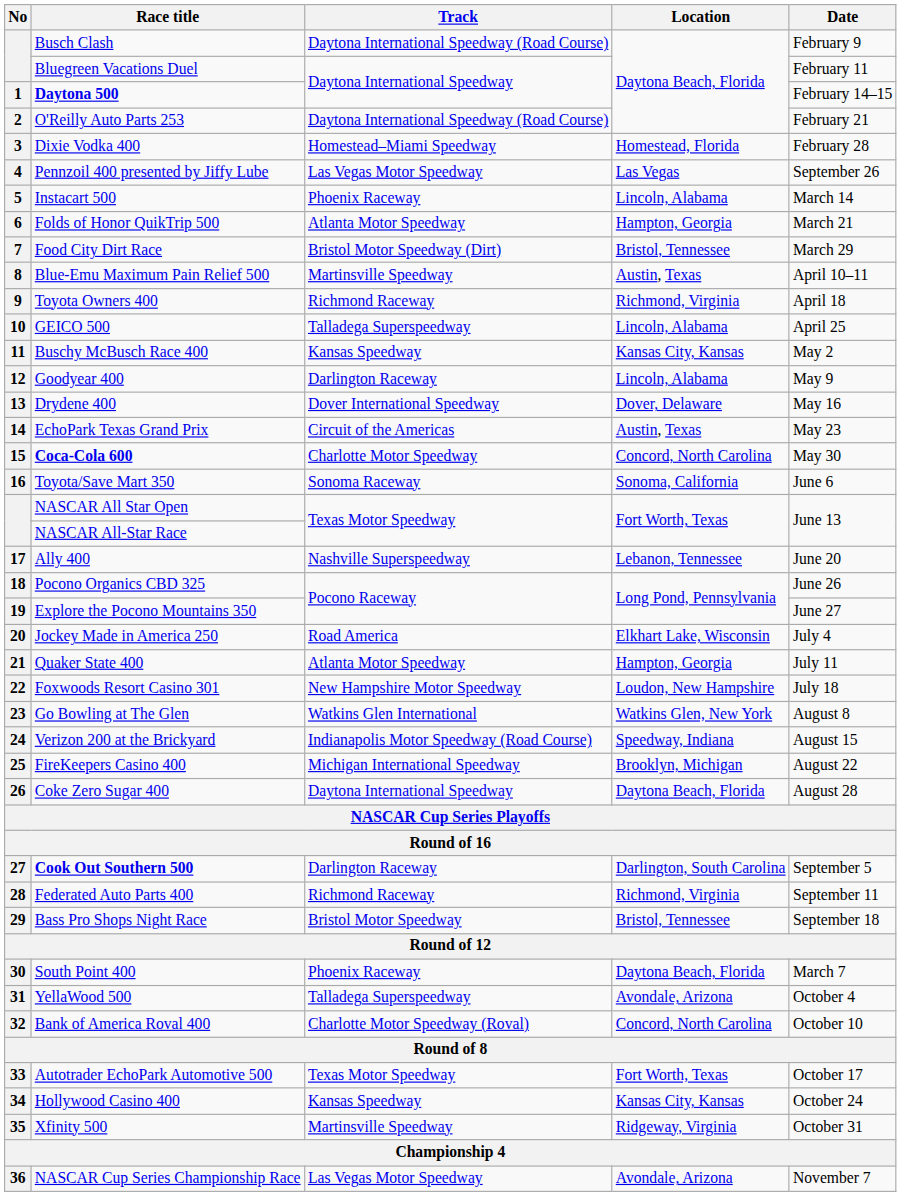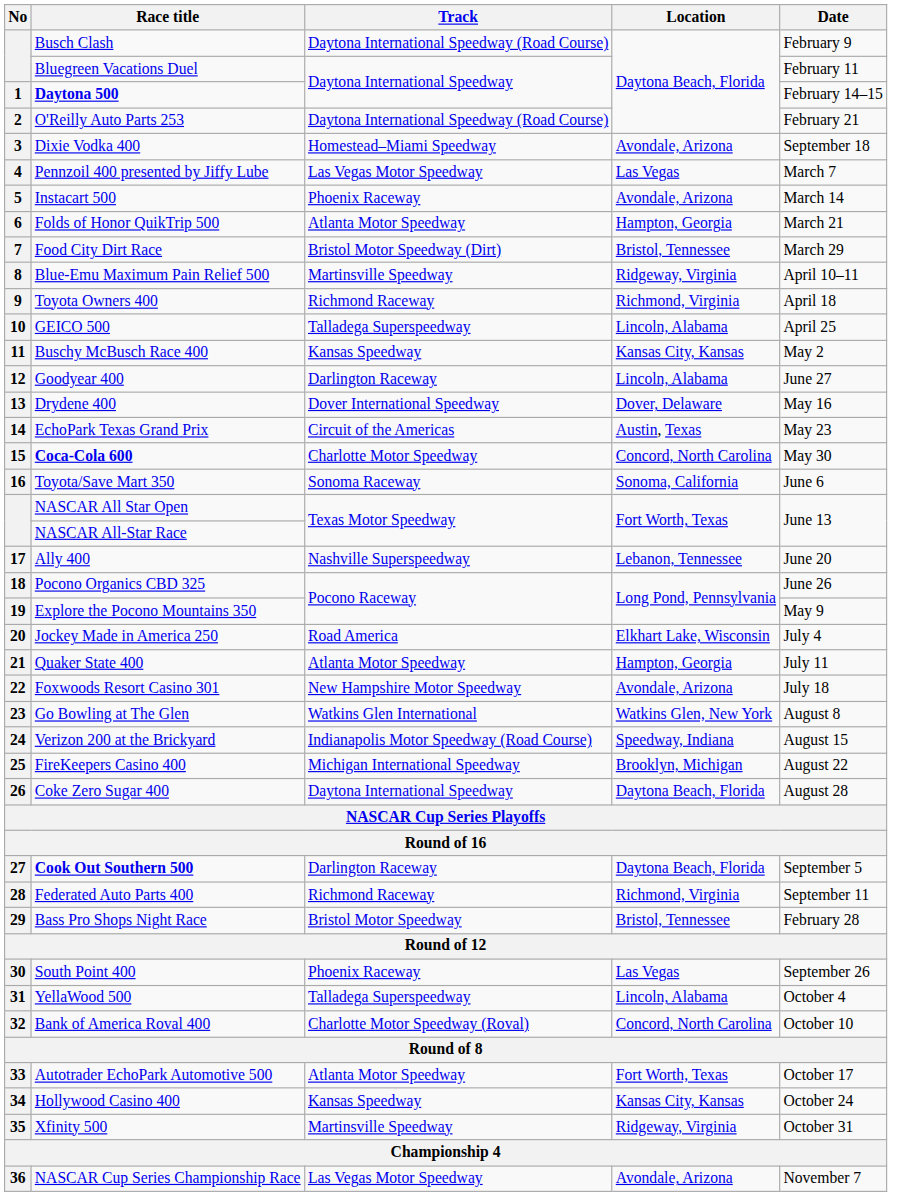(677, 146) Homestead, Florida -> (674, 146) Avondale, Arizona
(831, 146) February 28 -> (827, 146) September 18
(836, 171) September 26 -> (810, 171) March 7
(672, 197) Lincoln, Alabama -> (674, 197) Avondale, Arizona
(659, 275) Austin, Texas -> (676, 275) Ridgeway, Virginia
(813, 378) May 9 -> (808, 378) June 27
(817, 610) June 27 -> (804, 610) May 9
(695, 687) Loudon, New Hampshire -> (674, 687) Avondale, Arizona
(701, 868) Darlington, South Carolina -> (690, 868) Daytona Beach, Florida
(836, 920) September 18 -> (821, 920) February 28
(690, 971) Daytona Beach, Florida -> (648, 971) Las Vegas
(819, 971) March 7 -> (827, 971) September 26
(674, 997) Avondale, Arizona -> (672, 997) Lincoln, Alabama
(382, 1074) Texas Motor Speedway -> (387, 1074) Atlanta Motor Speedway
